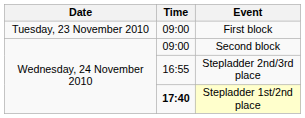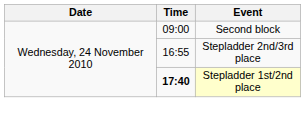- row: (248, 30)
